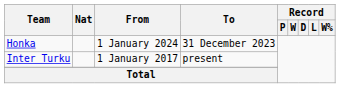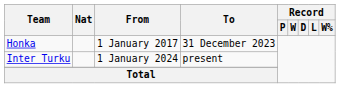(137, 44) 1 January 2024 -> (137, 44) 1 January 2017
(137, 59) 1 January 2017 -> (137, 59) 1 January 2024
